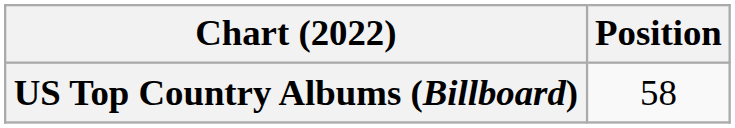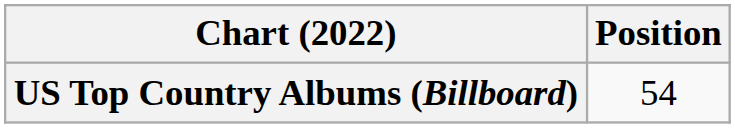(658, 92) 58 -> (658, 92) 54
